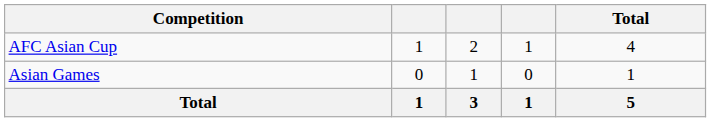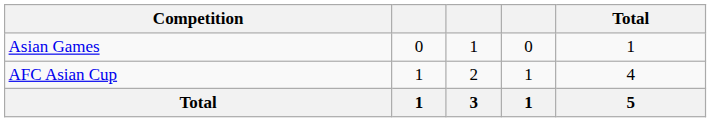rows swapped: (63, 46) <-> (54, 74)
